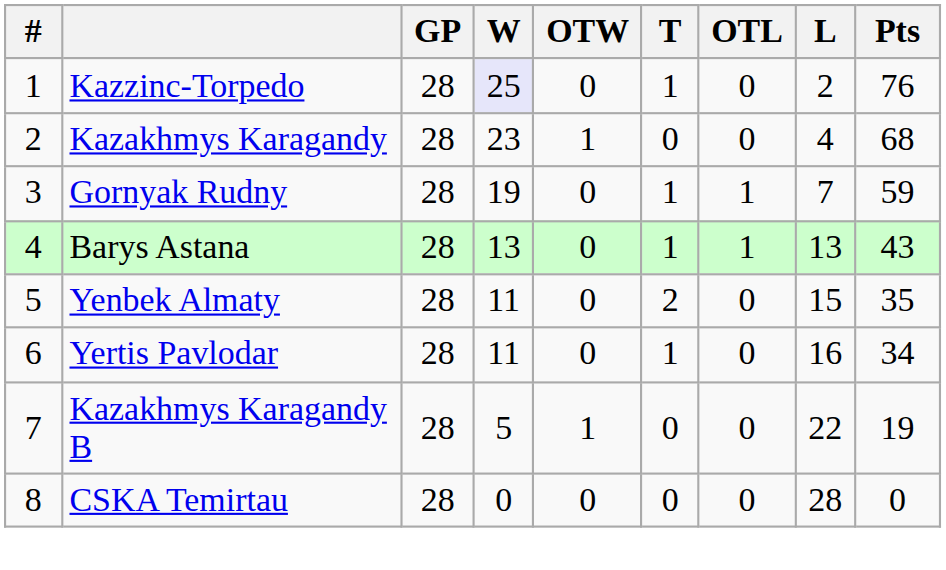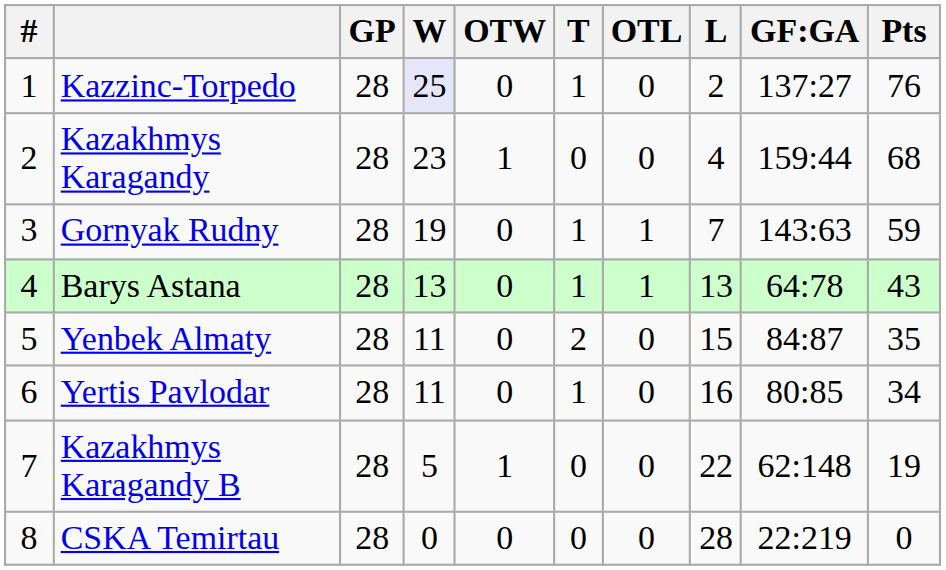+ column: (805, 31)
